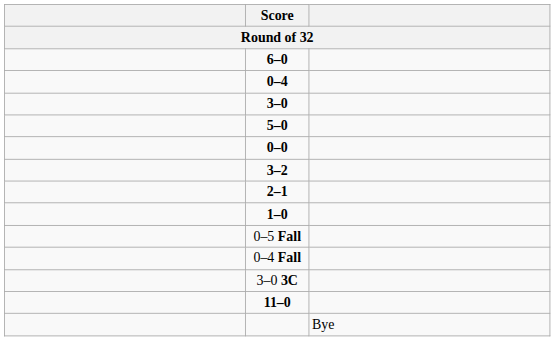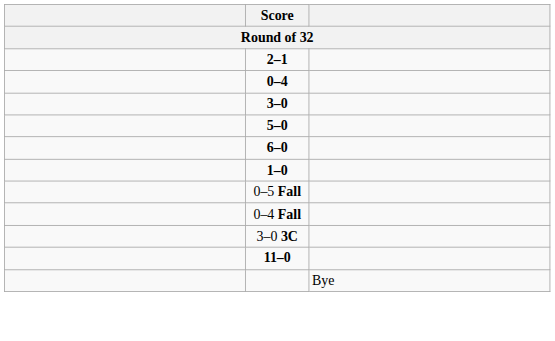rows swapped: (277, 192) <-> (277, 59)
- row: (277, 147)
- row: (277, 170)
